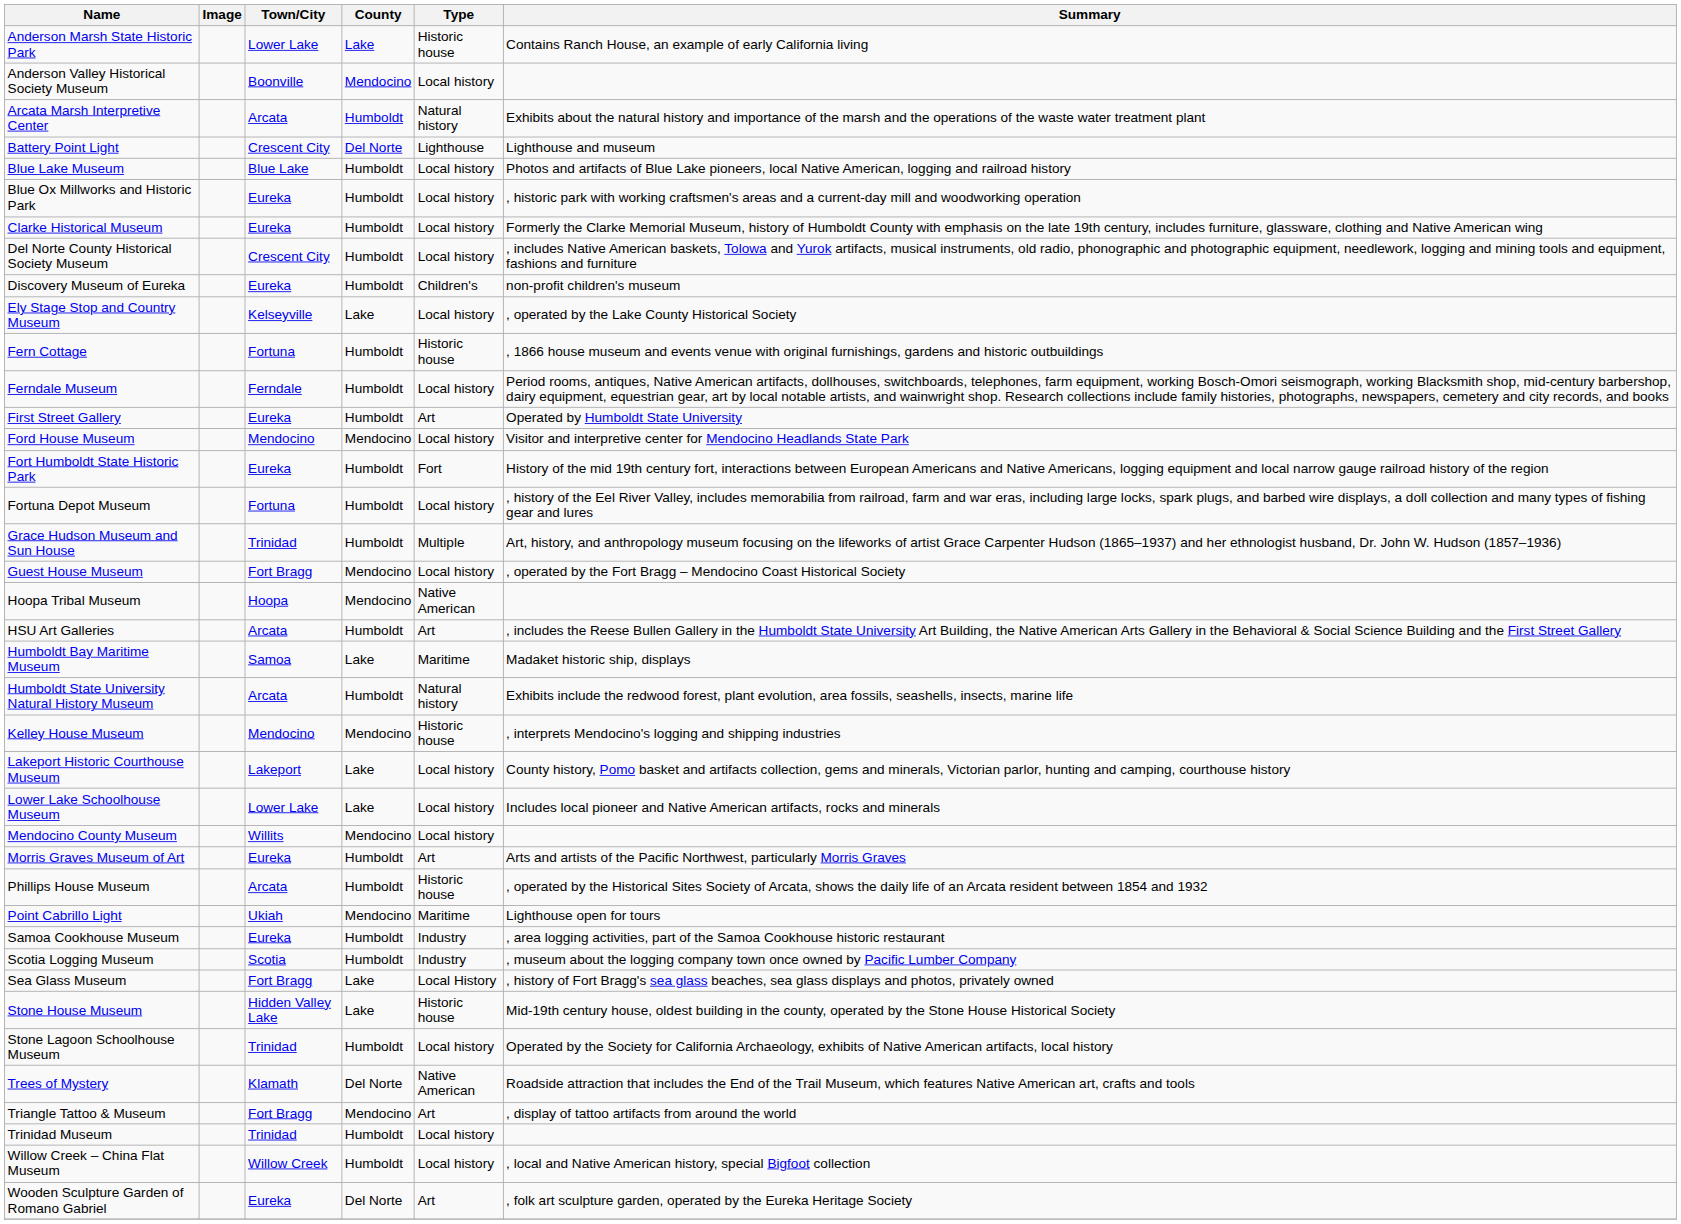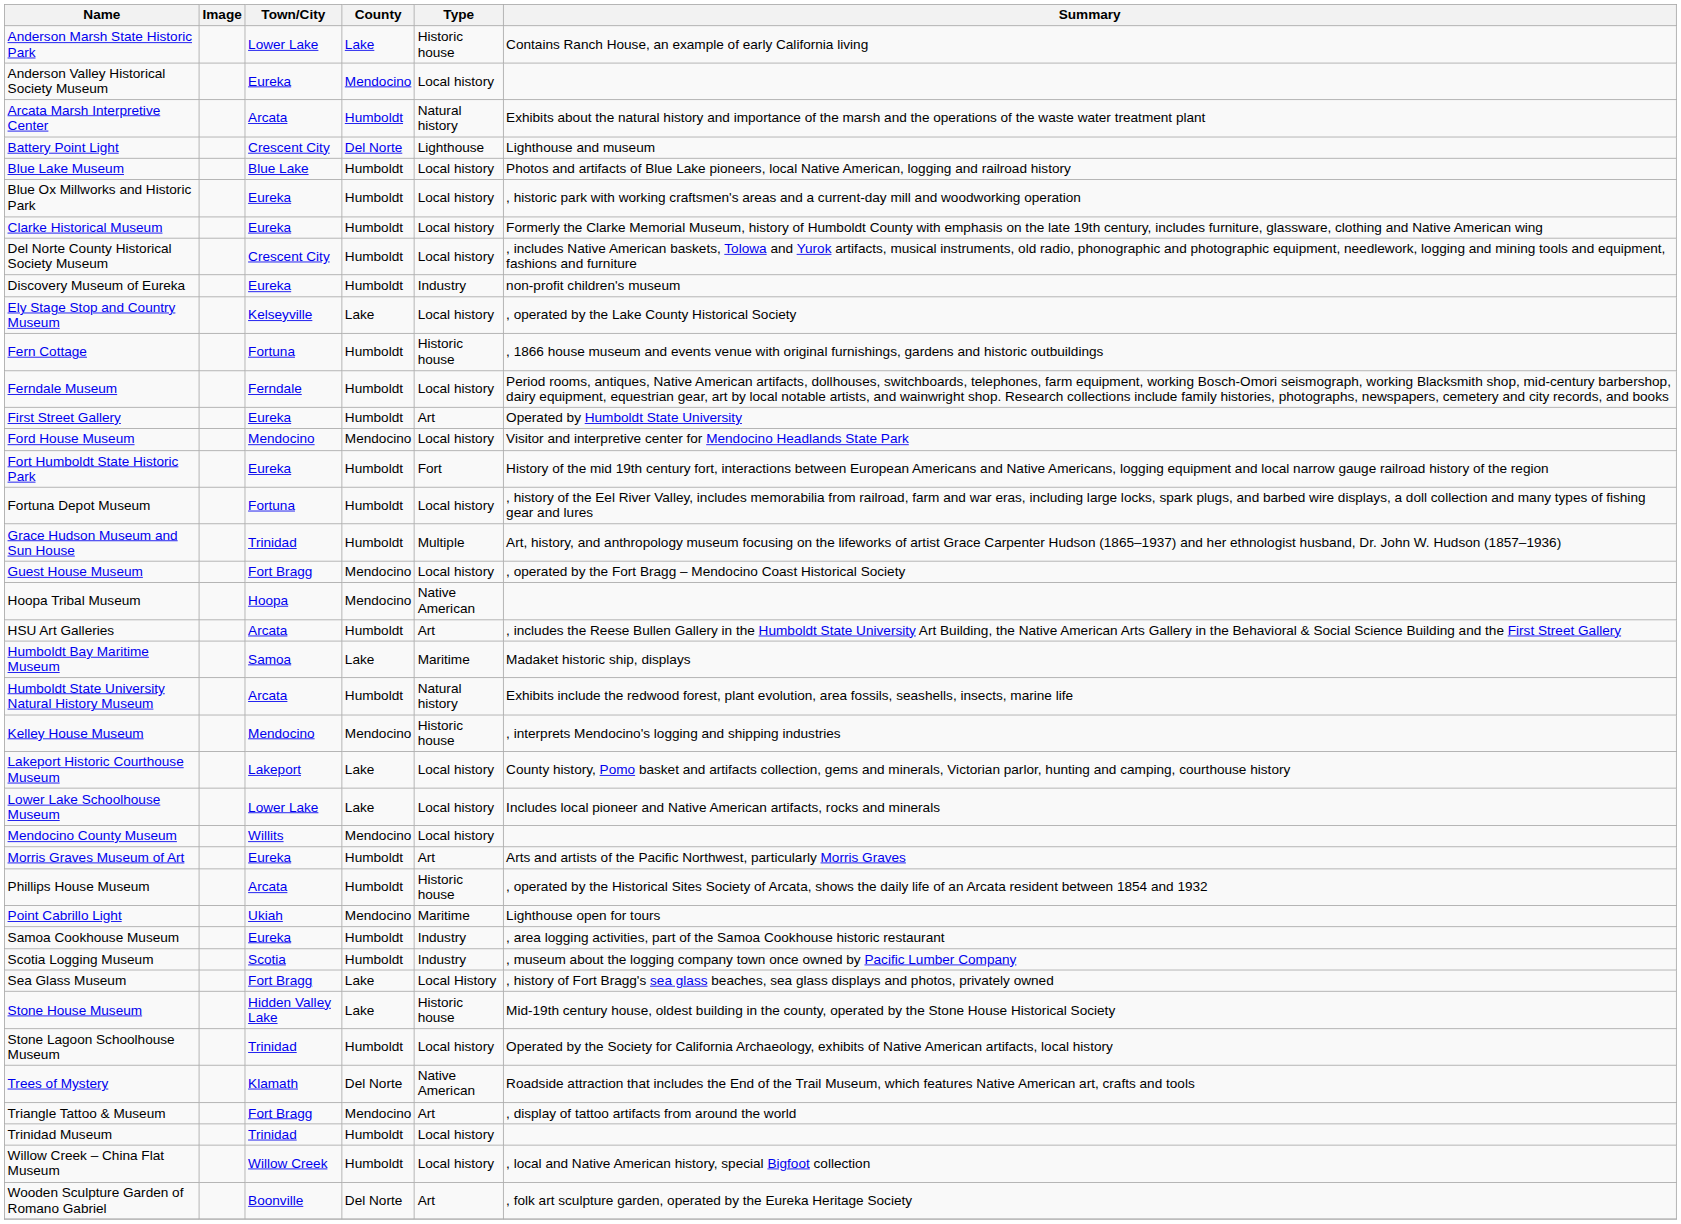(276, 81) Boonville -> (270, 81) Eureka
(448, 285) Children's -> (442, 285) Industry
(270, 1200) Eureka -> (276, 1200) Boonville
